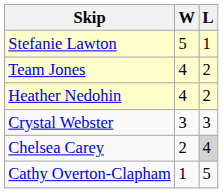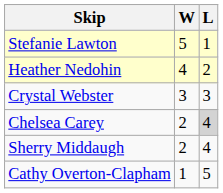- row: (47, 69)
+ row: (66, 148)
